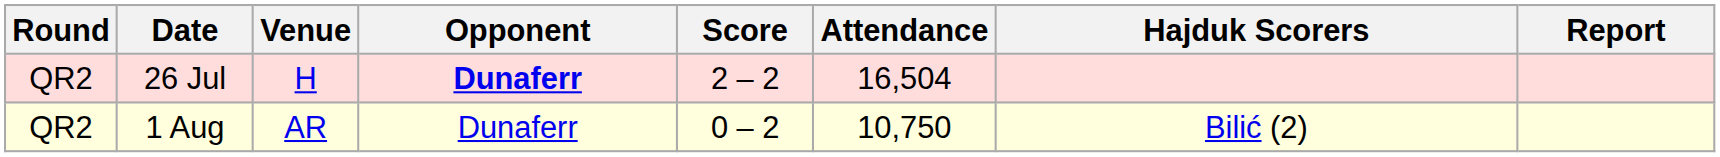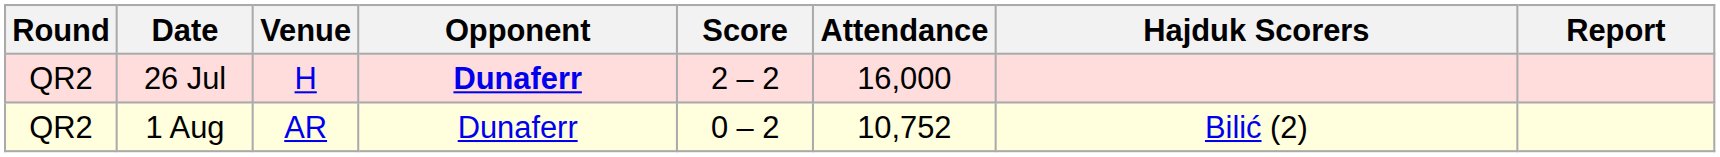(904, 78) 16,504 -> (904, 78) 16,000
(904, 127) 10,750 -> (904, 127) 10,752
